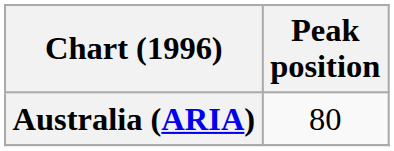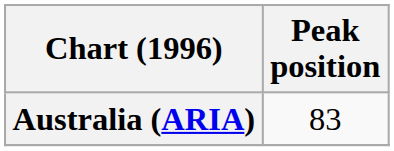(325, 118) 80 -> (325, 118) 83
